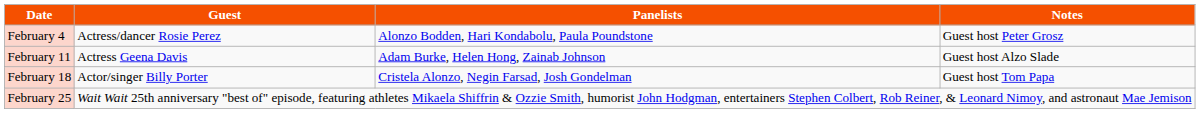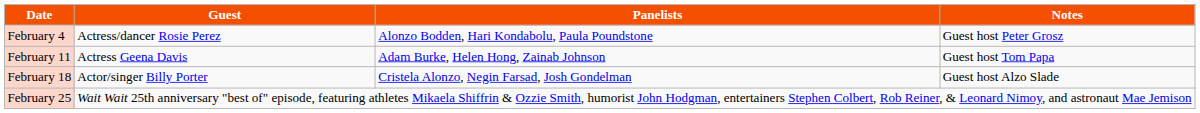(1001, 56) Guest host Alzo Slade -> (998, 56) Guest host Tom Papa
(998, 77) Guest host Tom Papa -> (1001, 77) Guest host Alzo Slade
